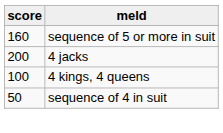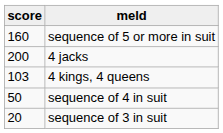(18, 77) 100 -> (18, 77) 103
+ row: (107, 118)
